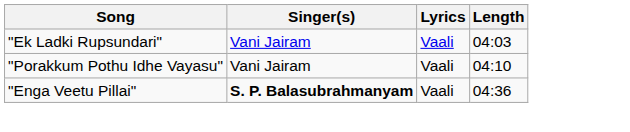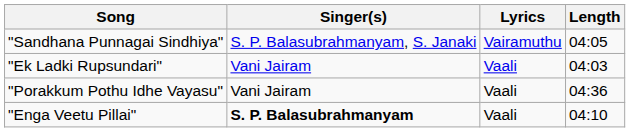+ row: (116, 42)
(492, 66) 04:10 -> (588, 91) 04:36
(492, 91) 04:36 -> (588, 115) 04:10
